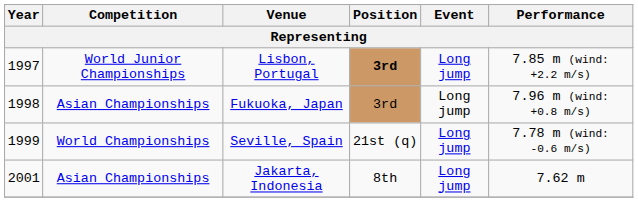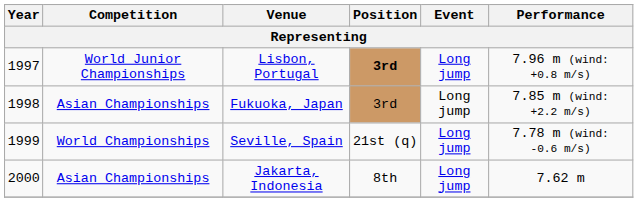(561, 66) 7.85 m (wind: +2.2 m/s) -> (561, 66) 7.96 m (wind: +0.8 m/s)
(561, 104) 7.96 m (wind: +0.8 m/s) -> (561, 104) 7.85 m (wind: +2.2 m/s)
(24, 179) 2001 -> (24, 179) 2000
